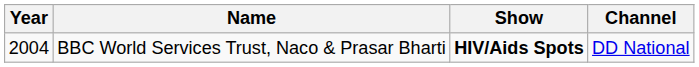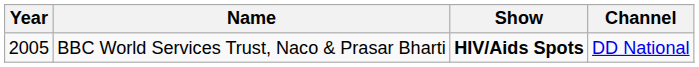(29, 47) 2004 -> (29, 47) 2005
